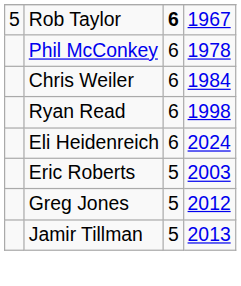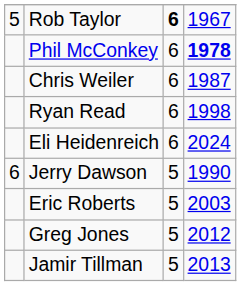(209, 50) normal -> (209, 50) bold
(209, 81) 1984 -> (209, 81) 1987
+ row: (88, 173)
